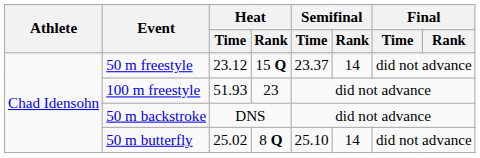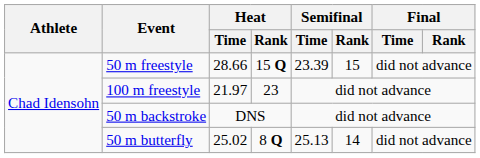(230, 65) 23.12 -> (230, 65) 28.66
(312, 65) 23.37 -> (312, 65) 23.39
(352, 65) 14 -> (352, 65) 15
(230, 90) 51.93 -> (230, 90) 21.97
(312, 140) 25.10 -> (312, 140) 25.13
